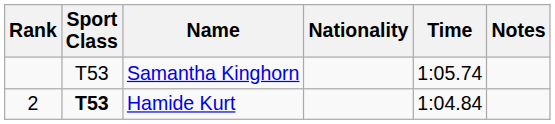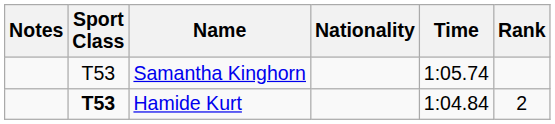columns swapped: (33, 30) <-> (519, 30)
